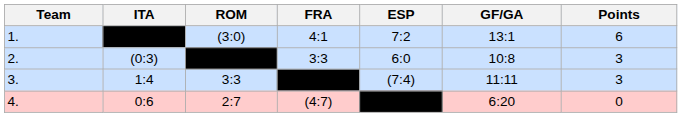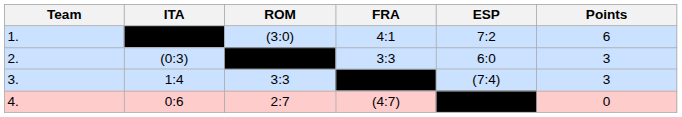- column: (502, 15)
